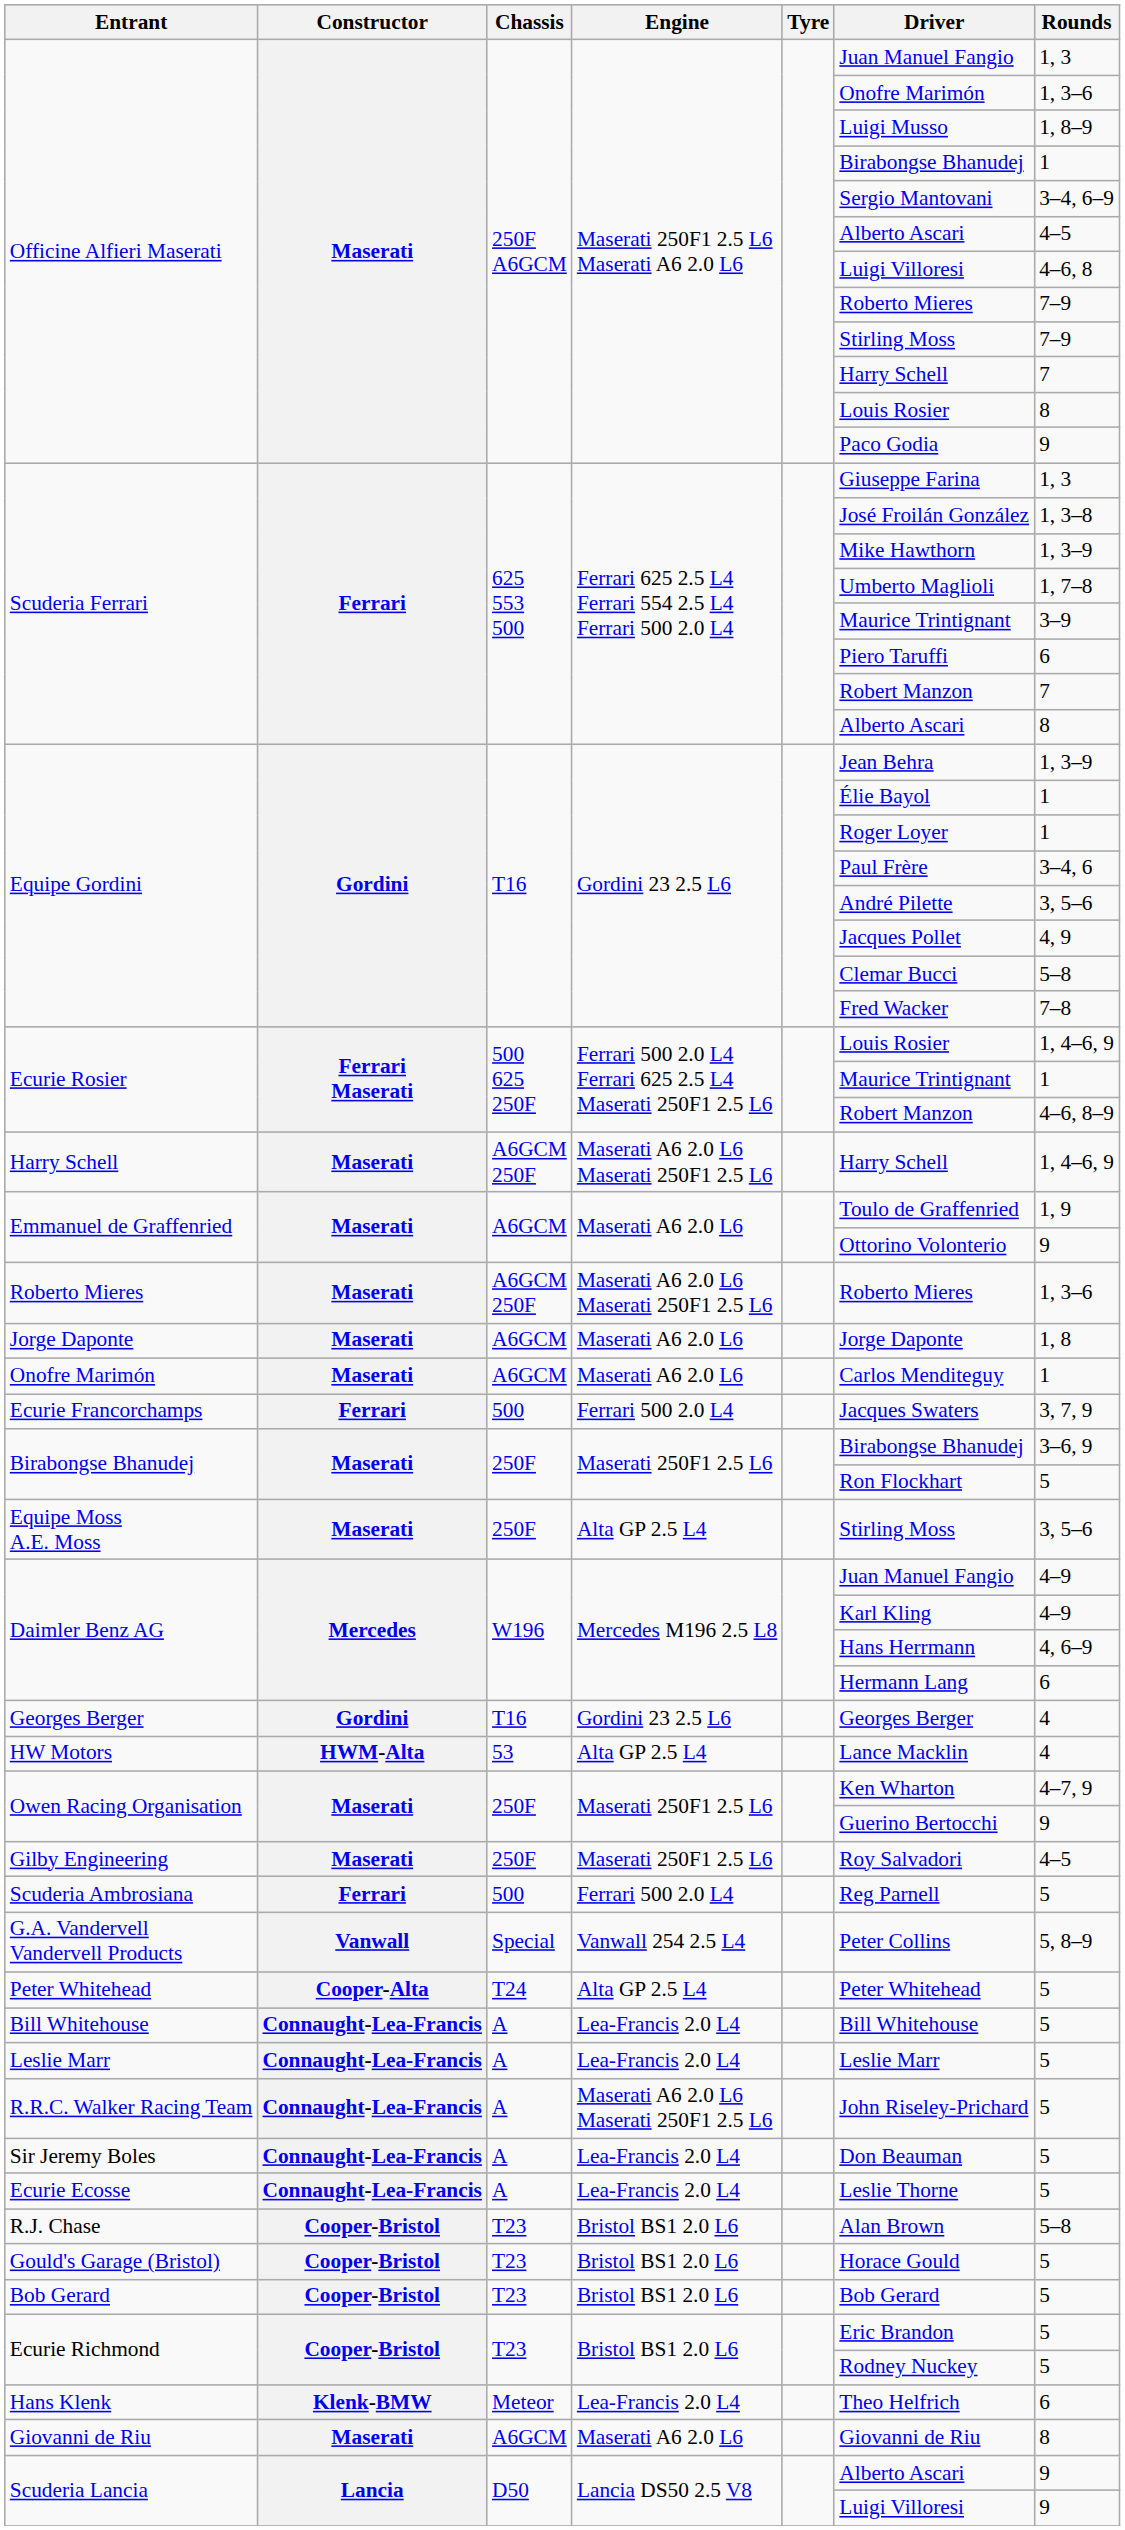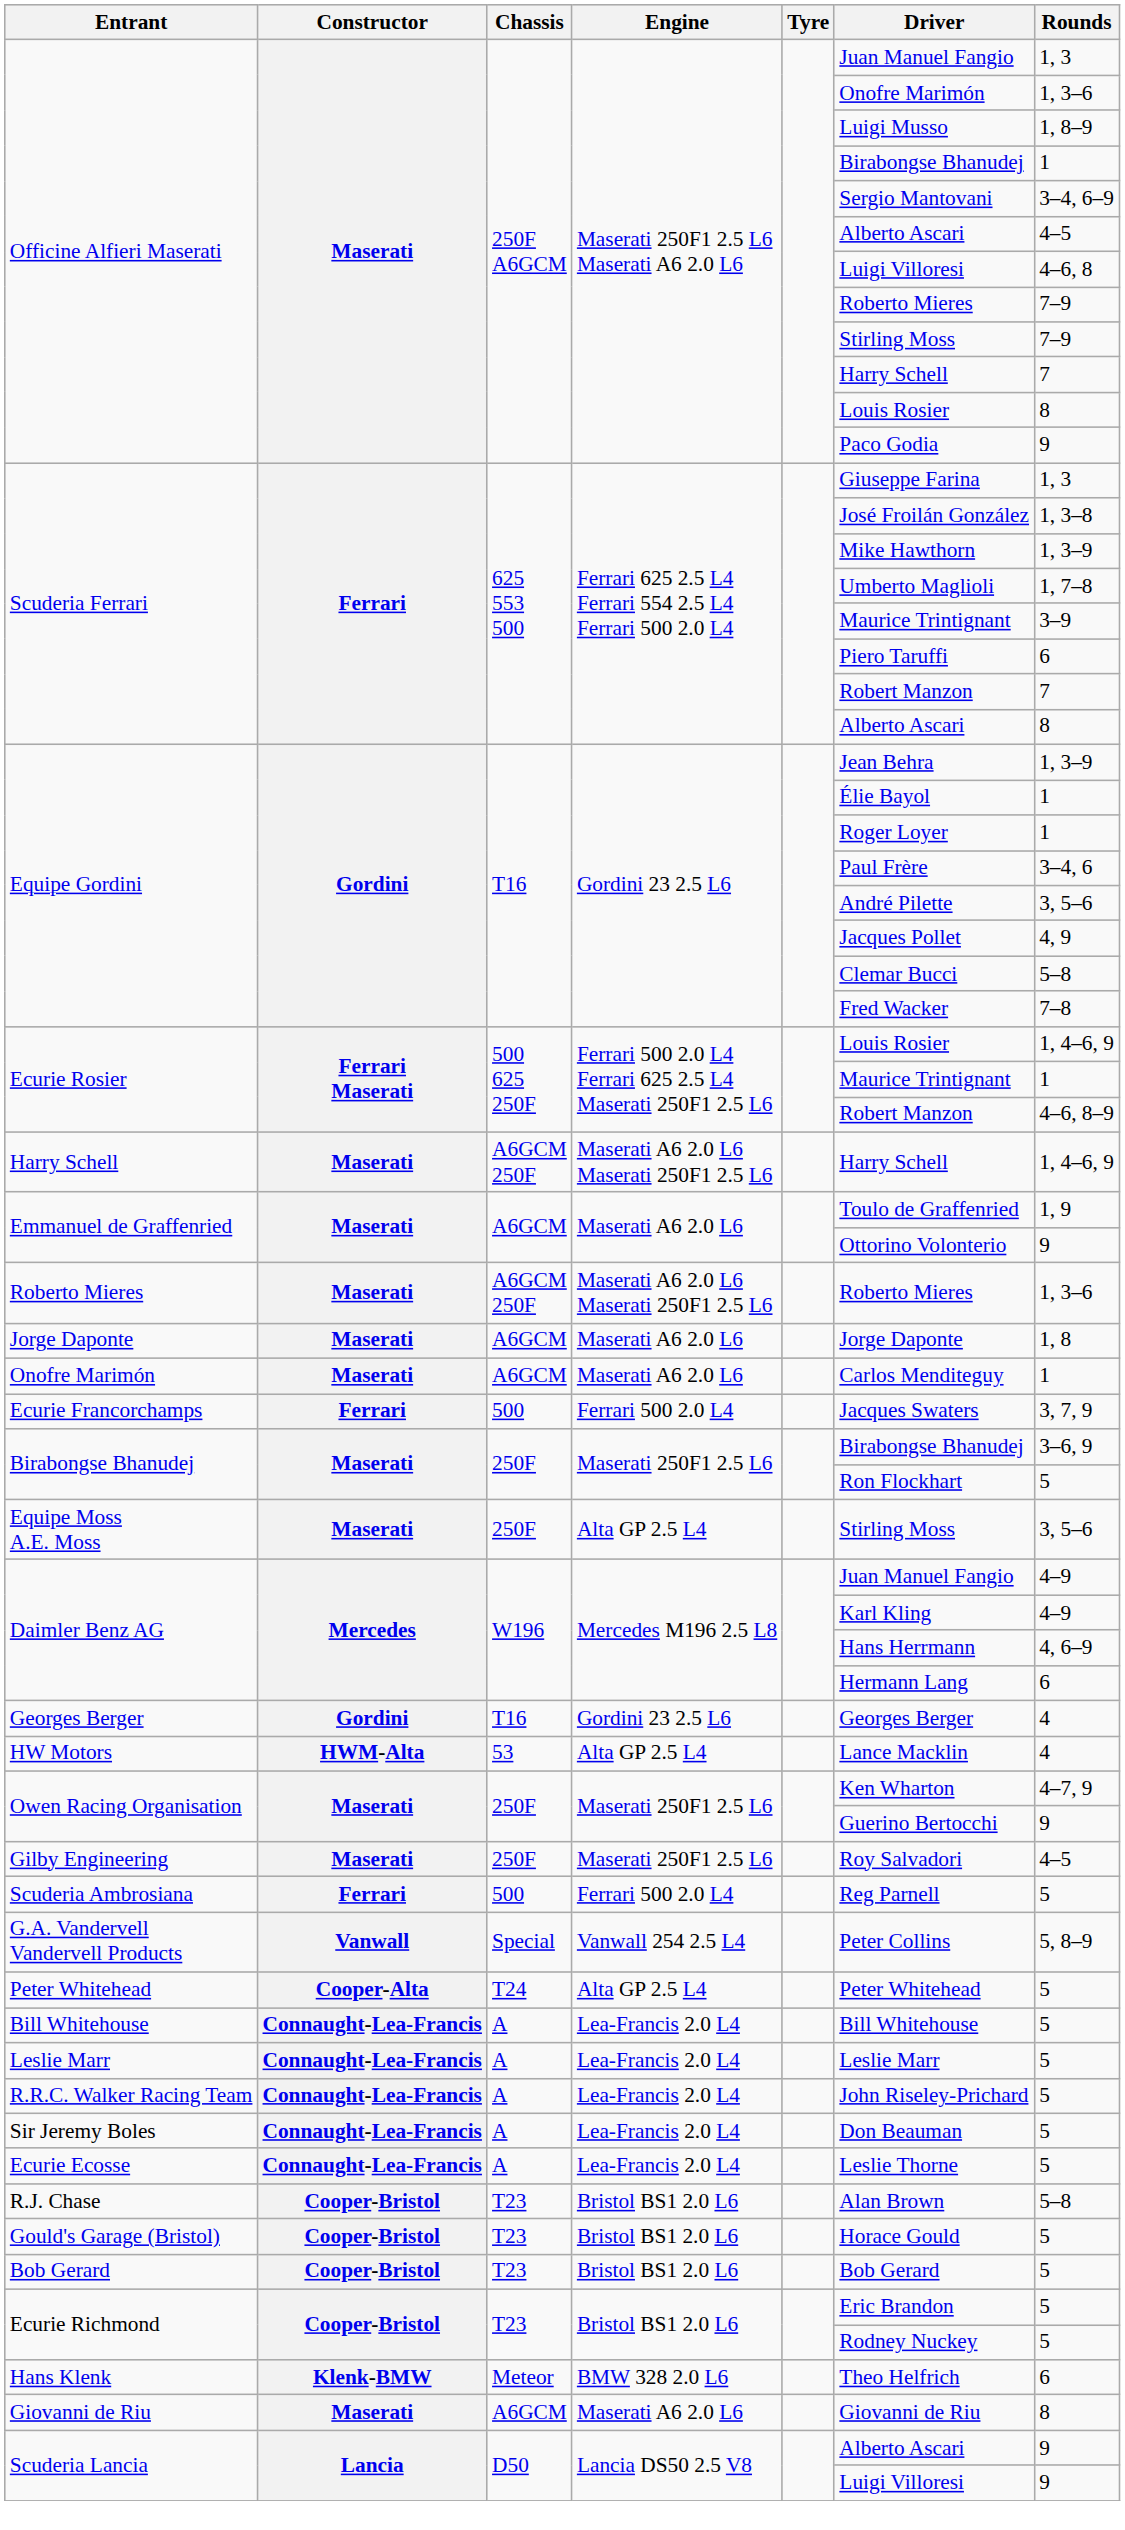(675, 2107) Maserati A6 2.0 L6 Maserati 250F1 2.5 L6 -> (658, 2094) Lea-Francis 2.0 L4
(658, 2401) Lea-Francis 2.0 L4 -> (653, 2376) BMW 328 2.0 L6
